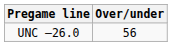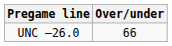(130, 32) 56 -> (130, 32) 66
